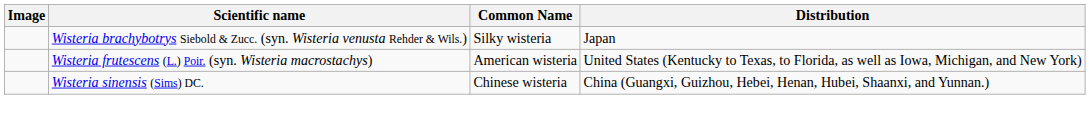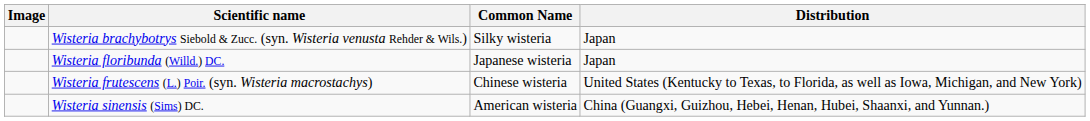+ row: (138, 60)
(525, 60) American wisteria -> (520, 82) Chinese wisteria
(520, 82) Chinese wisteria -> (525, 104) American wisteria
